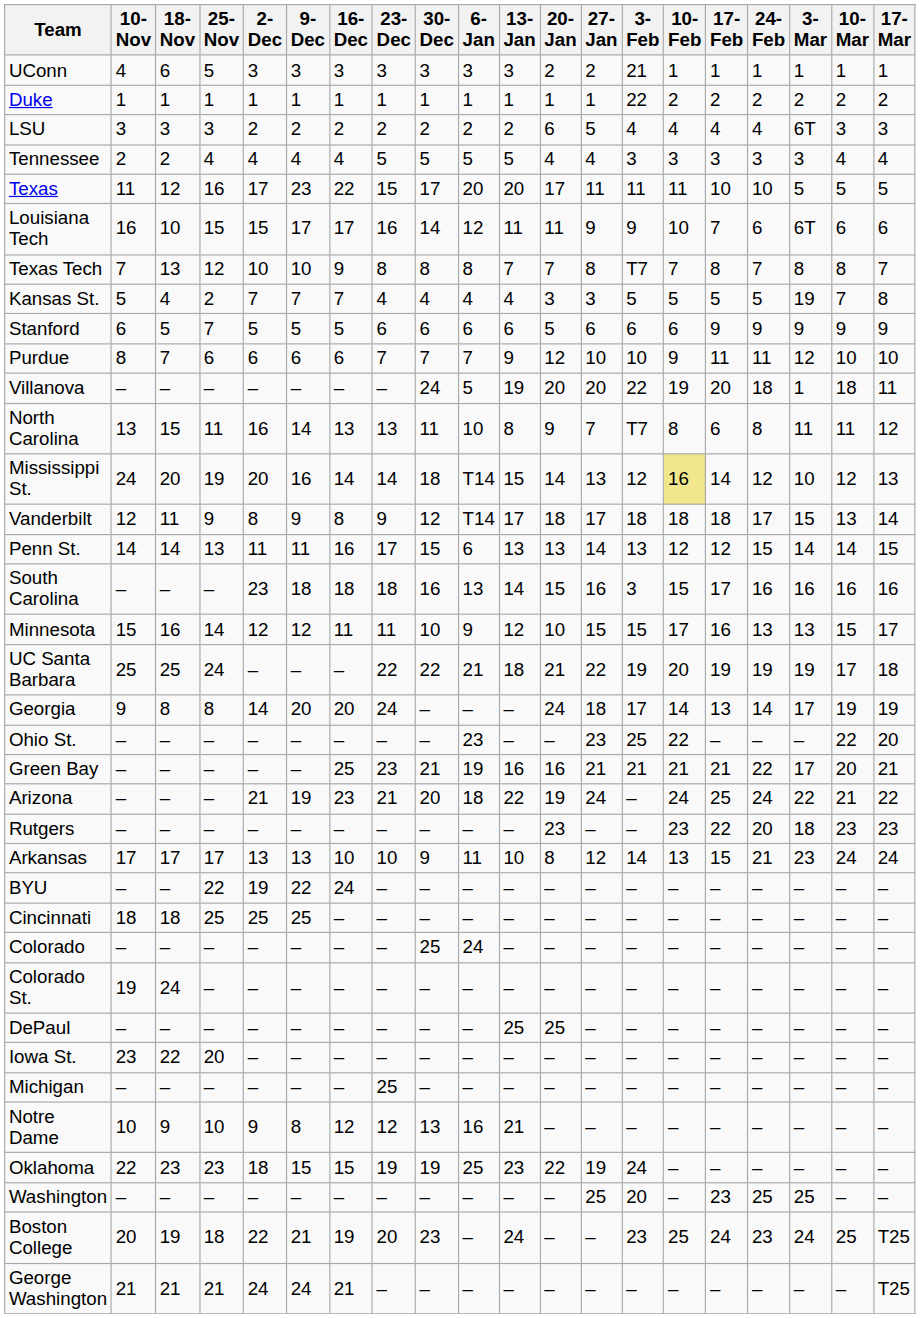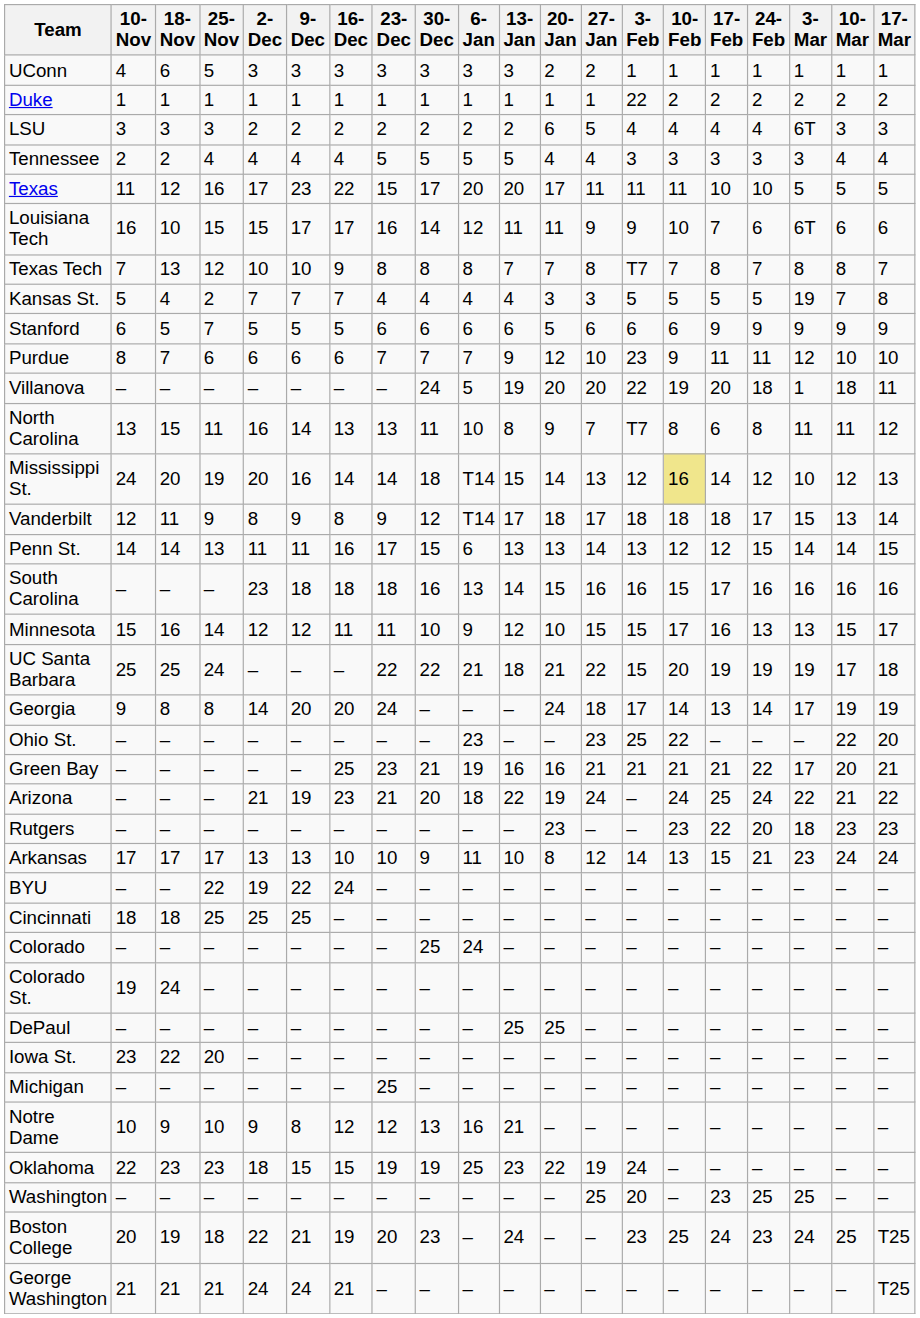(637, 70) 21 -> (631, 70) 1
(637, 358) 10 -> (637, 358) 23
(631, 589) 3 -> (637, 589) 16
(637, 669) 19 -> (637, 669) 15
